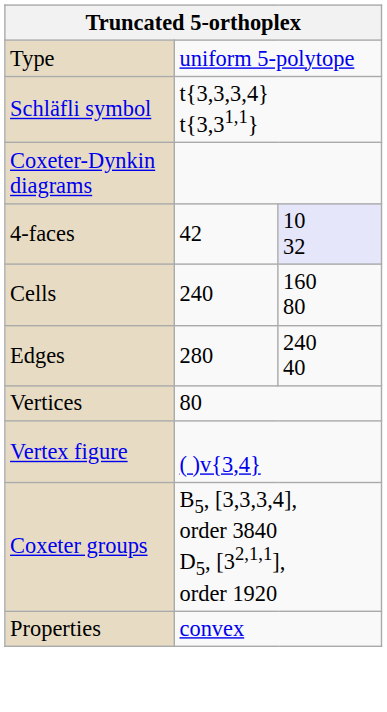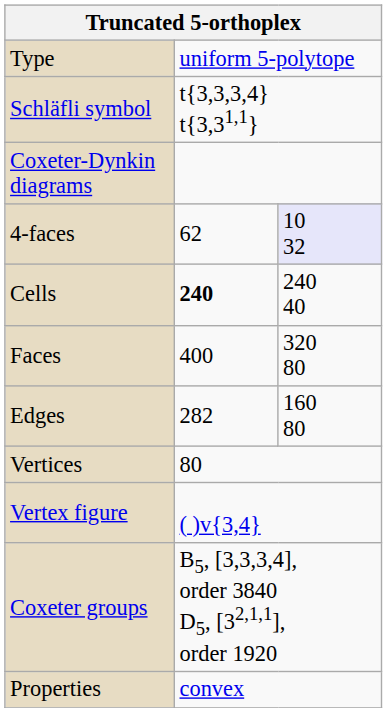(191, 233) 42 -> (191, 233) 62
(196, 294) normal -> (196, 294) bold
(300, 294) 160 80 -> (300, 294) 240 40
+ row: (36, 355)
(196, 355) 280 -> (196, 415) 282
(300, 355) 240 40 -> (300, 415) 160 80
